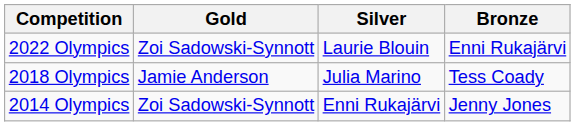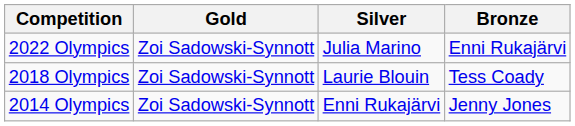(376, 47) Laurie Blouin -> (372, 47) Julia Marino
(203, 76) Jamie Anderson -> (226, 76) Zoi Sadowski-Synnott
(372, 76) Julia Marino -> (376, 76) Laurie Blouin
